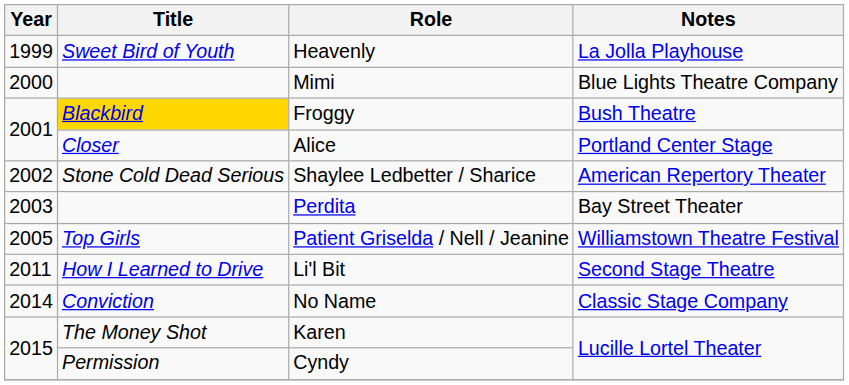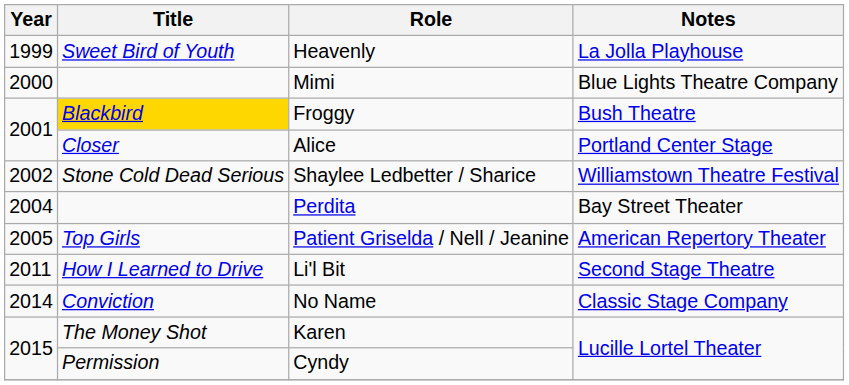(702, 176) American Repertory Theater -> (708, 176) Williamstown Theatre Festival
(31, 207) 2003 -> (31, 207) 2004
(708, 238) Williamstown Theatre Festival -> (702, 238) American Repertory Theater
